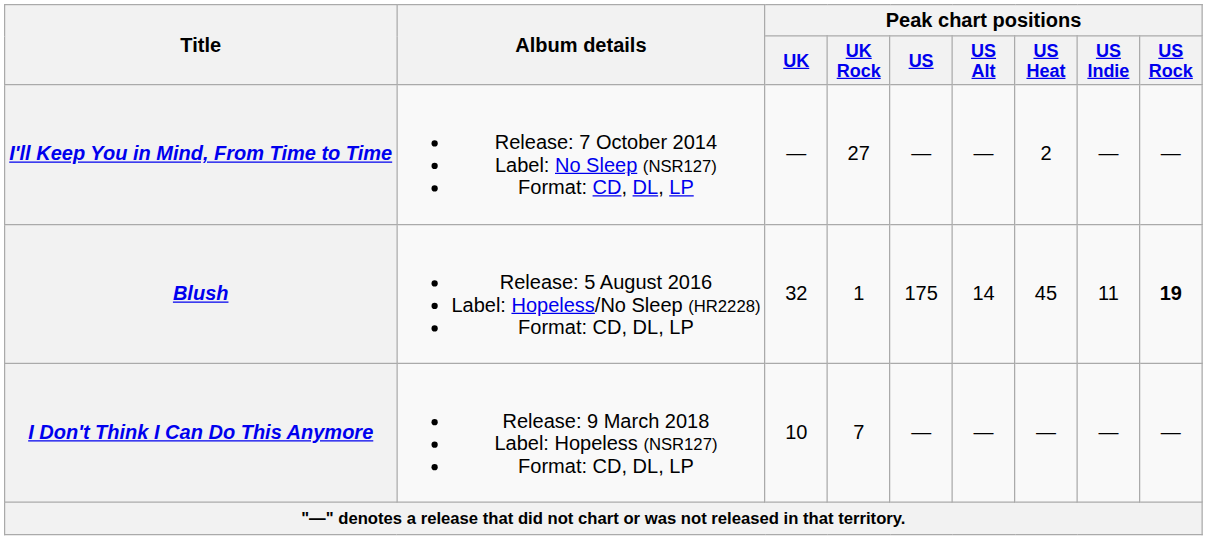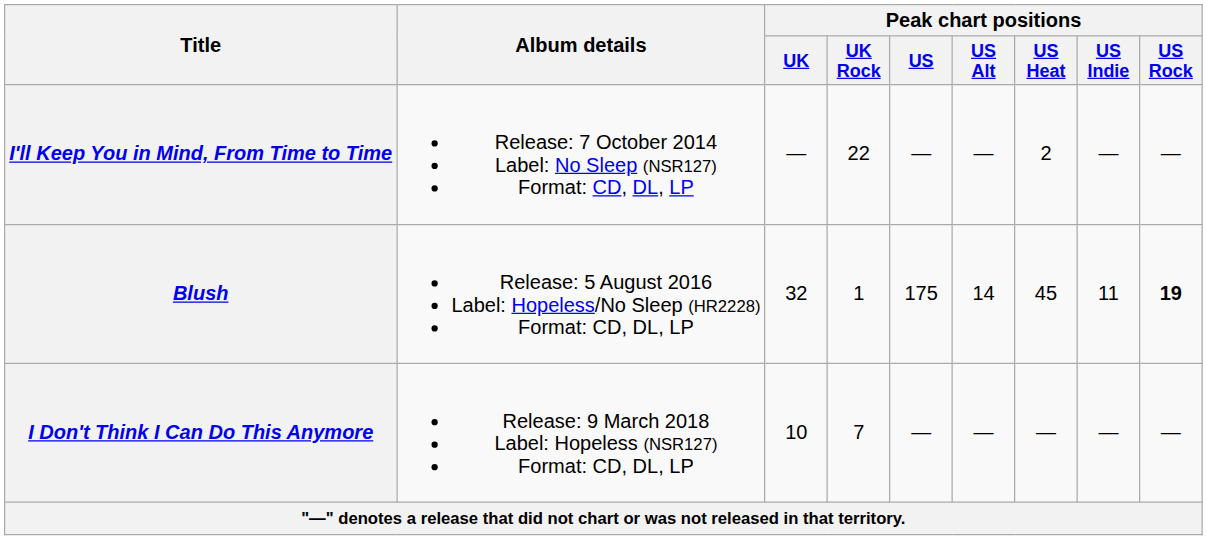(859, 154) 27 -> (859, 154) 22
